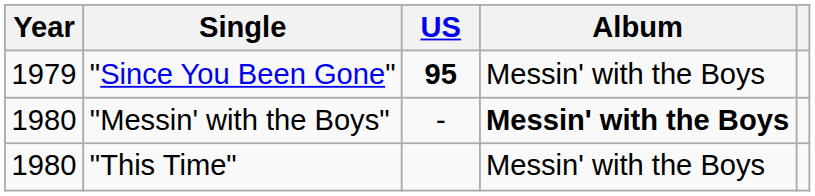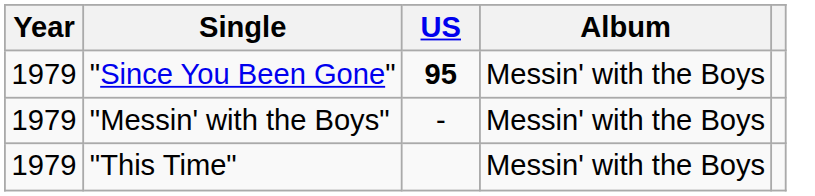(44, 119) 1980 -> (44, 119) 1979
(638, 119) bold -> (626, 119) normal
(44, 166) 1980 -> (44, 166) 1979
